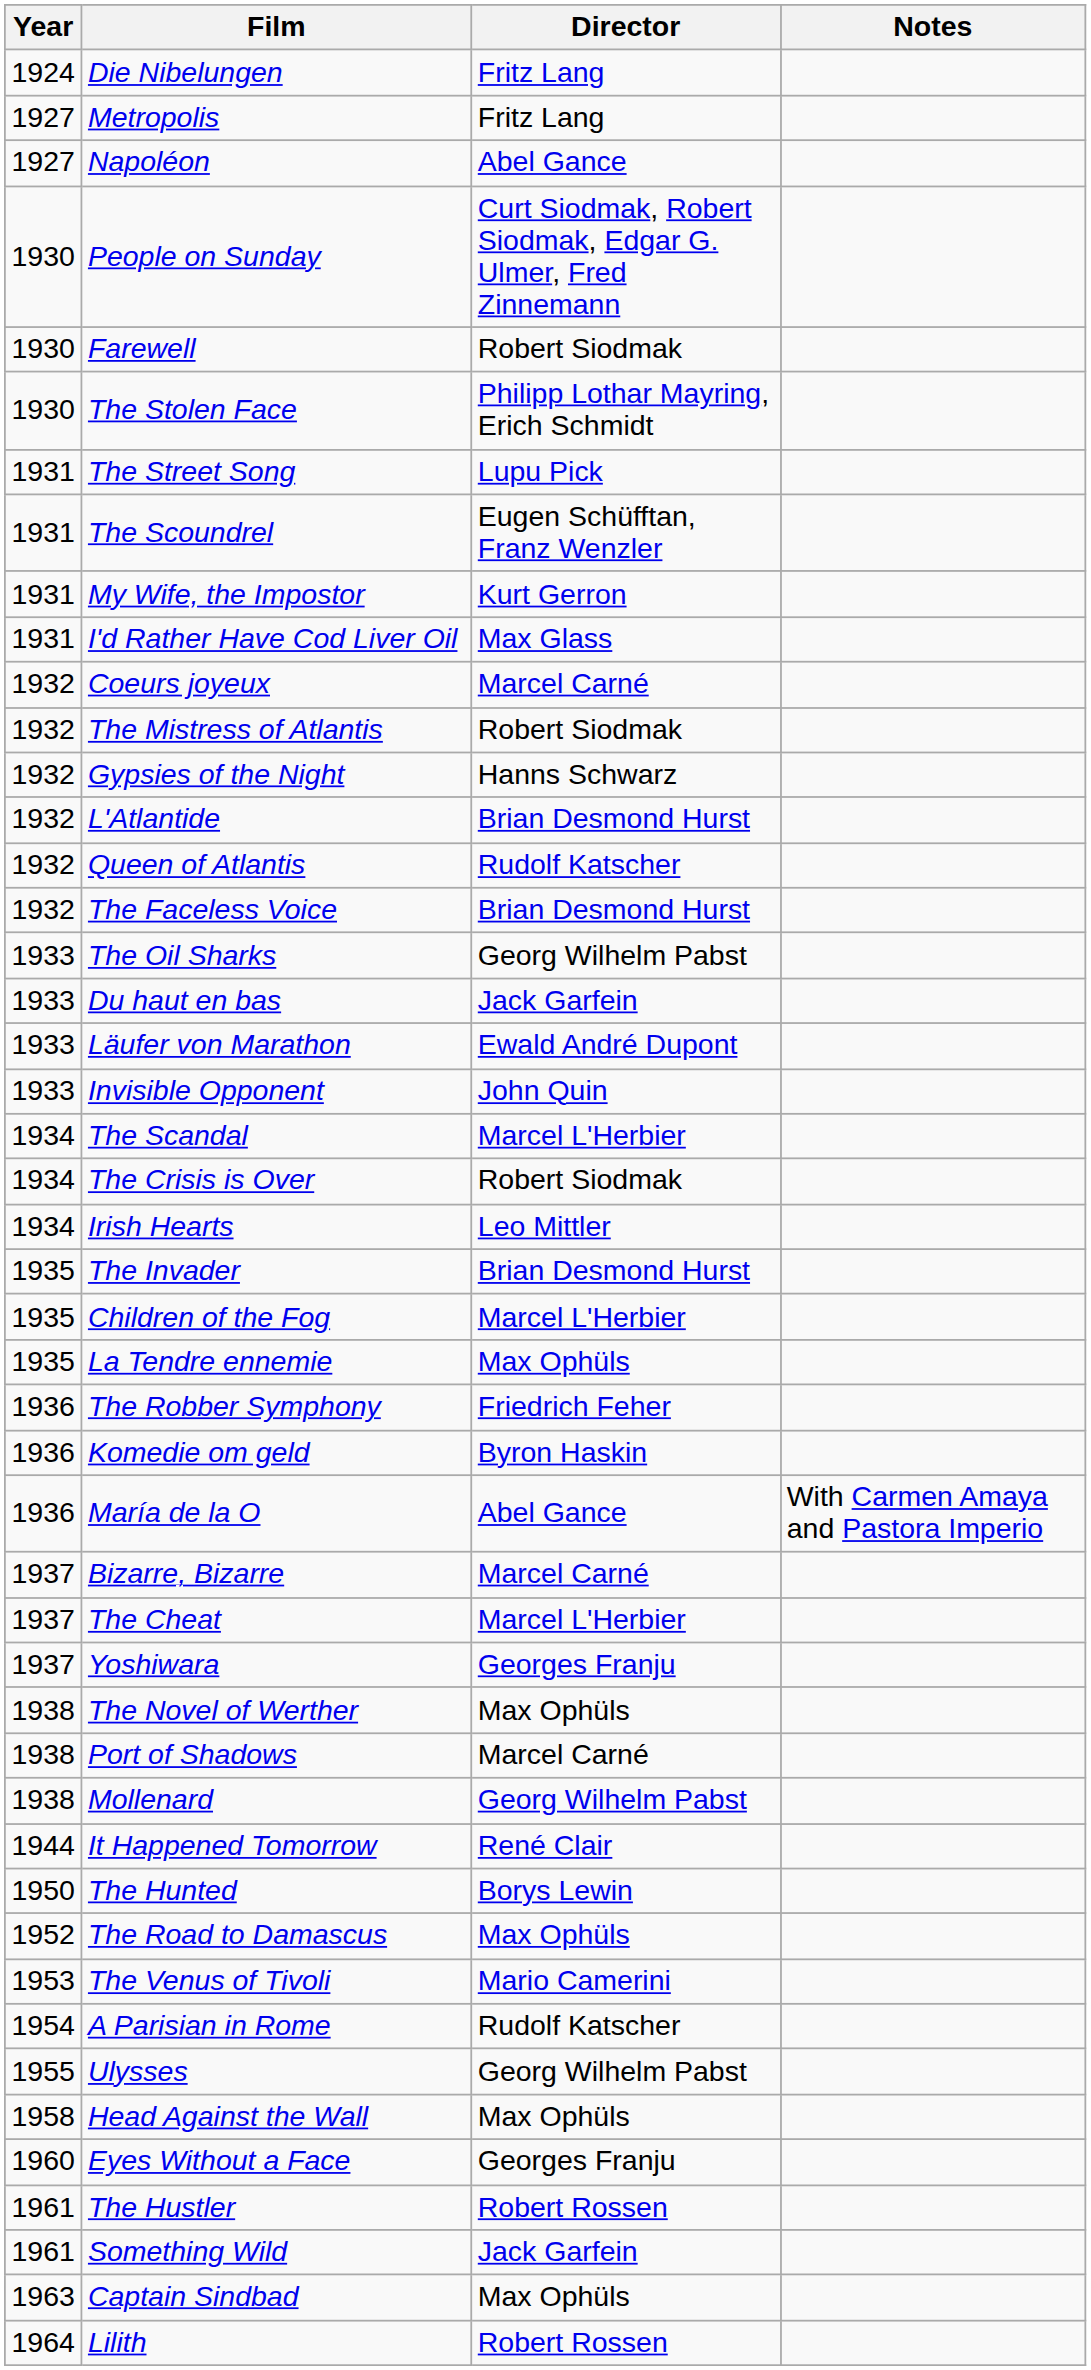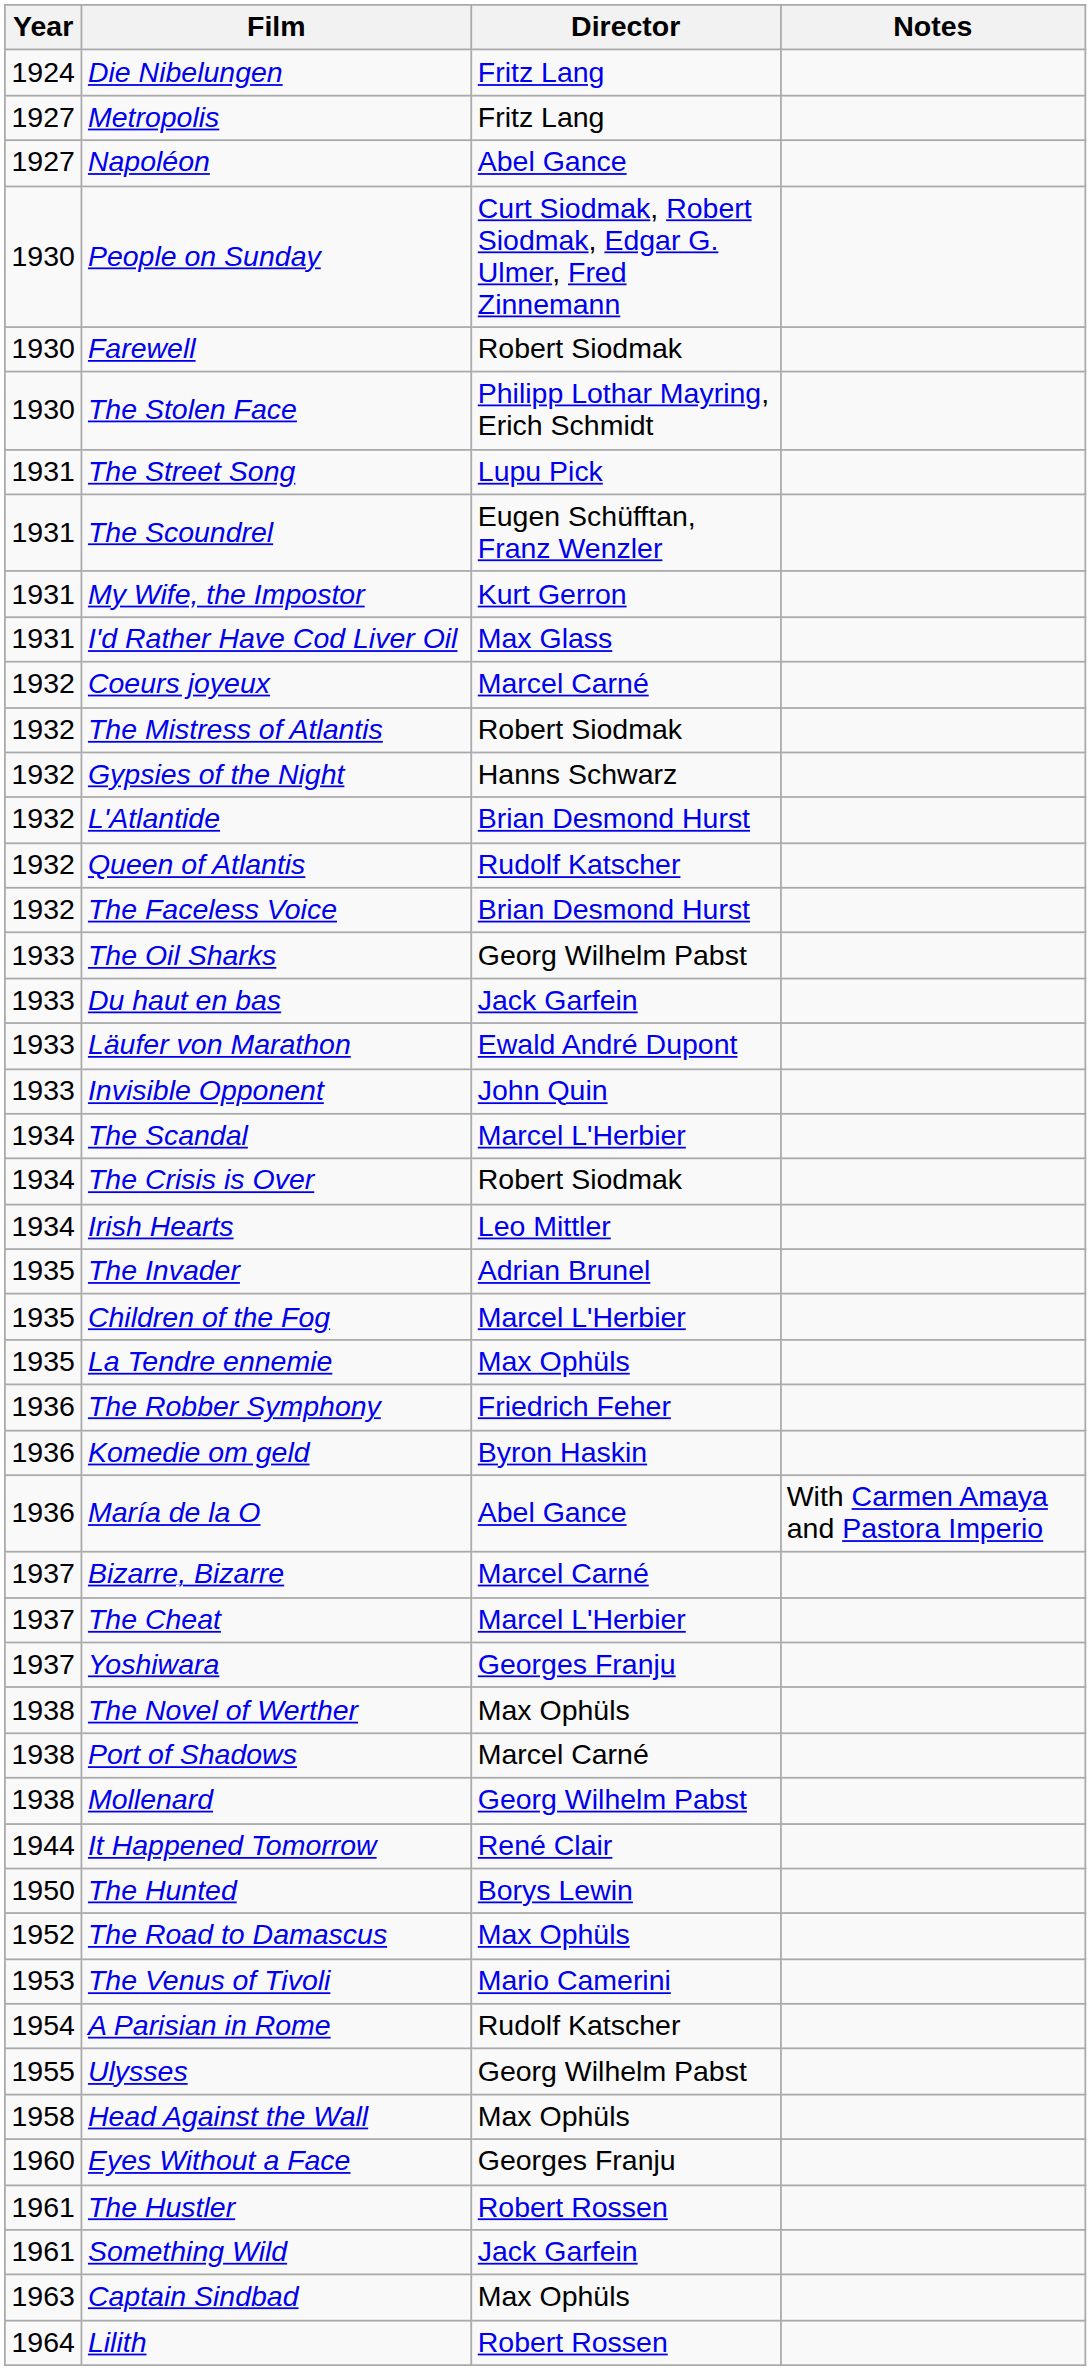(614, 1271) Brian Desmond Hurst -> (564, 1271) Adrian Brunel
